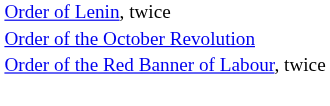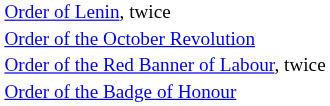+ row: (120, 91)
